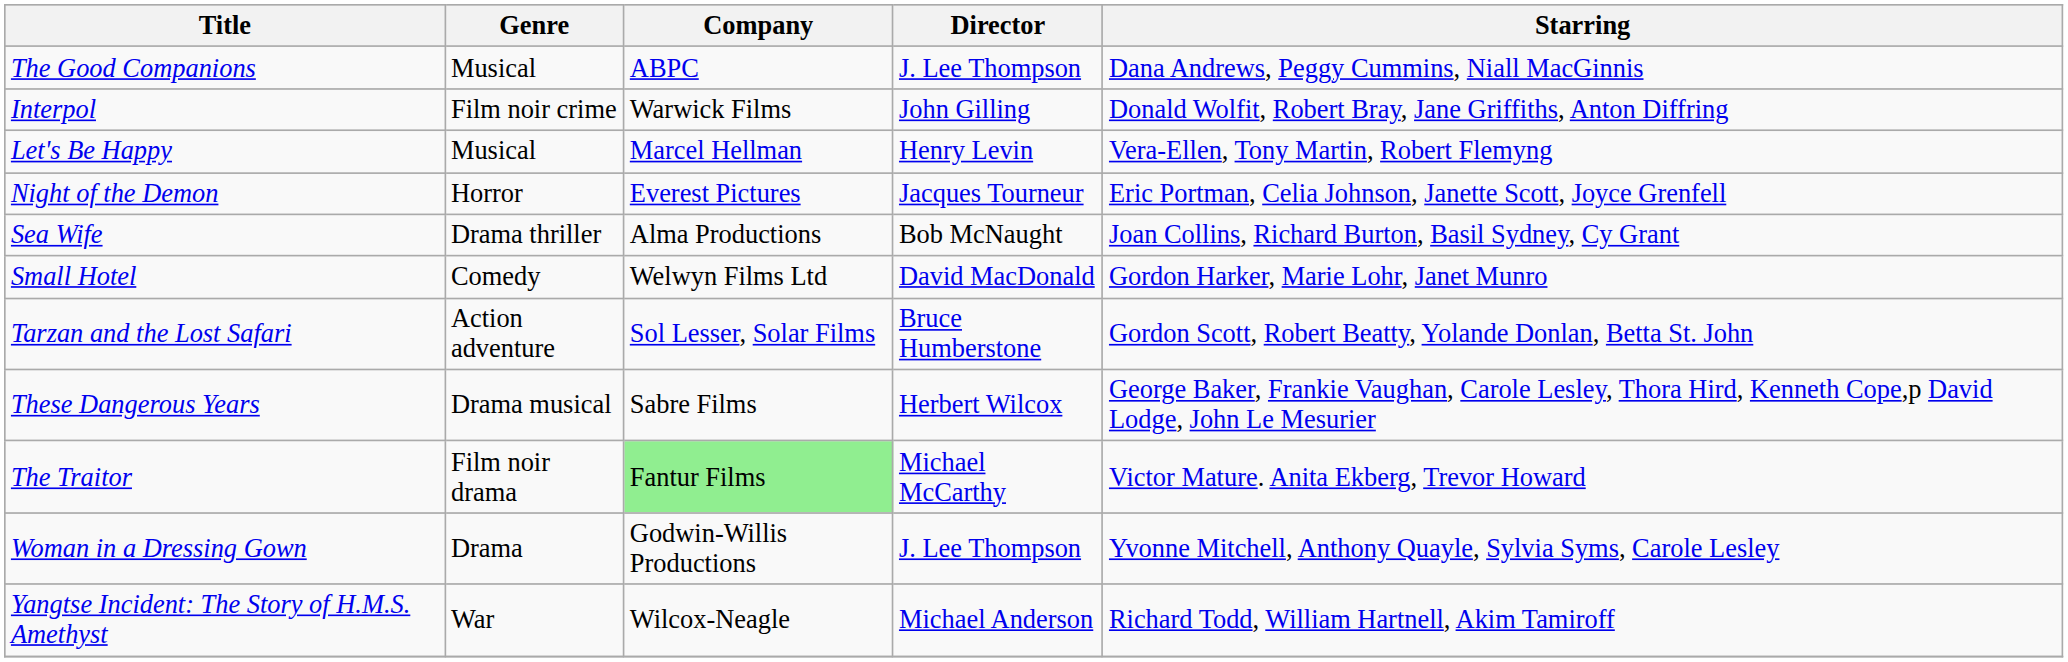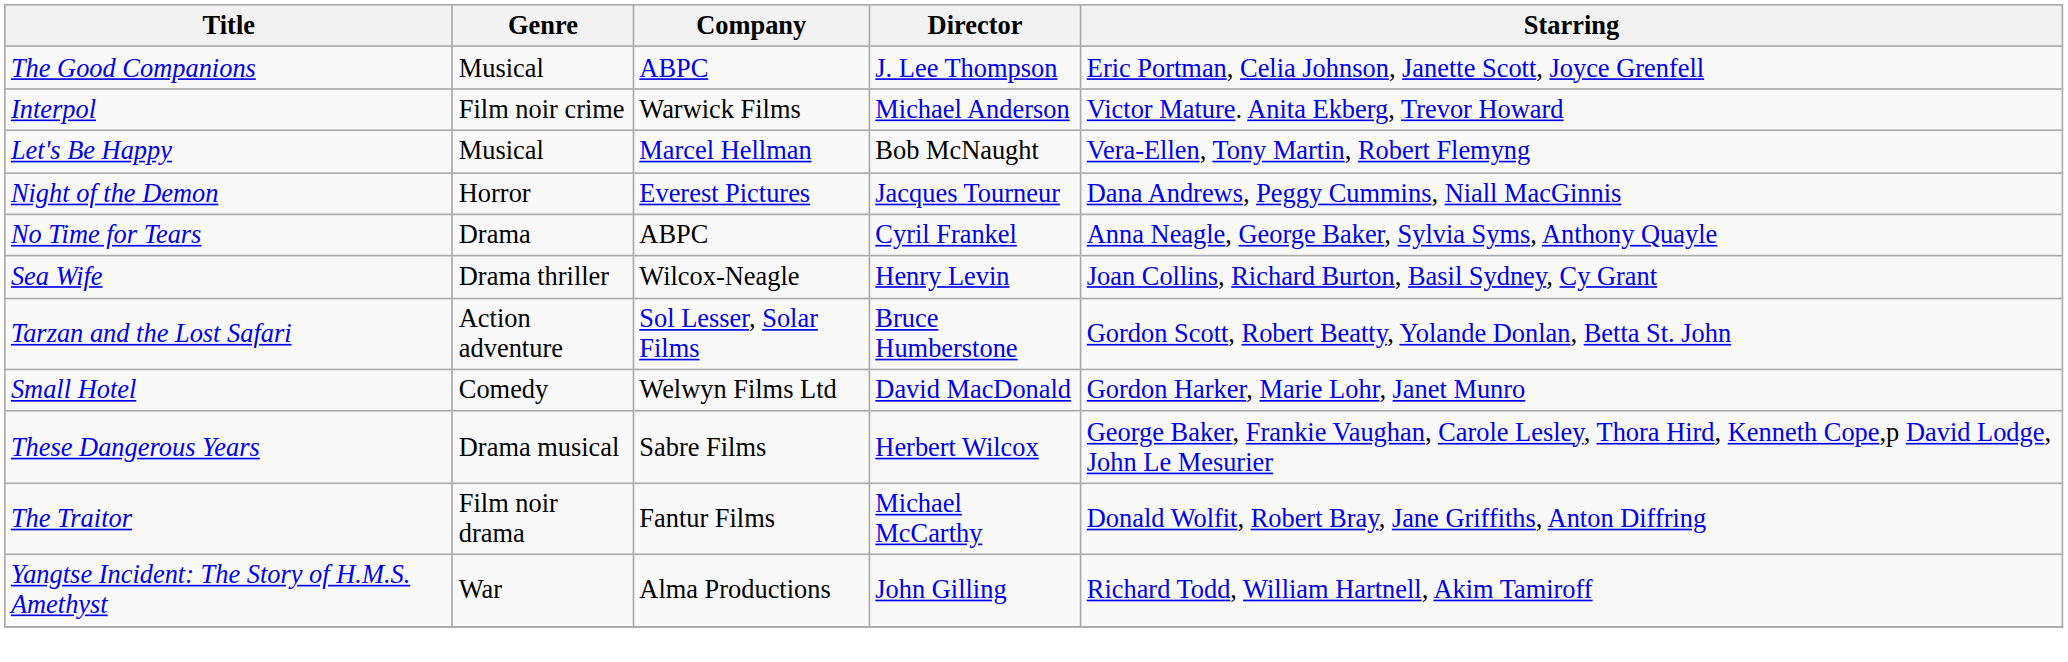(1376, 67) Dana Andrews, Peggy Cummins, Niall MacGinnis -> (1395, 67) Eric Portman, Celia Johnson, Janette Scott, Joyce Grenfell
(965, 109) John Gilling -> (972, 109) Michael Anderson
(1419, 109) Donald Wolfit, Robert Bray, Jane Griffiths, Anton Diffring -> (1325, 109) Victor Mature. Anita Ekberg, Trevor Howard
(966, 151) Henry Levin -> (957, 151) Bob McNaught
(1418, 192) Eric Portman, Celia Johnson, Janette Scott, Joyce Grenfell -> (1354, 192) Dana Andrews, Peggy Cummins, Niall MacGinnis
+ row: (106, 234)
(726, 234) Alma Productions -> (719, 276) Wilcox-Neagle
(981, 234) Bob McNaught -> (942, 276) Henry Levin
rows swapped: (74, 276) <-> (151, 333)
(698, 476) lightgreen background -> (707, 518) no background
(1347, 476) Victor Mature. Anita Ekberg, Trevor Howard -> (1397, 518) Donald Wolfit, Robert Bray, Jane Griffiths, Anton Diffring
- row: (159, 548)
(710, 619) Wilcox-Neagle -> (735, 589) Alma Productions
(996, 619) Michael Anderson -> (941, 589) John Gilling
